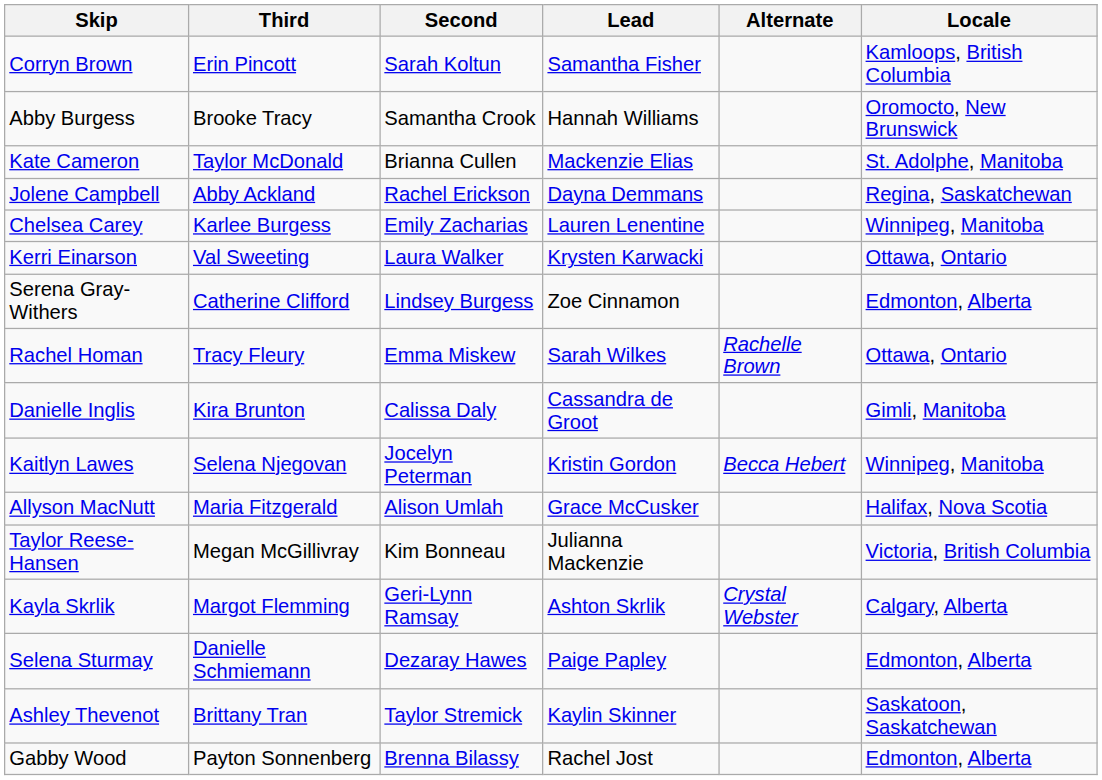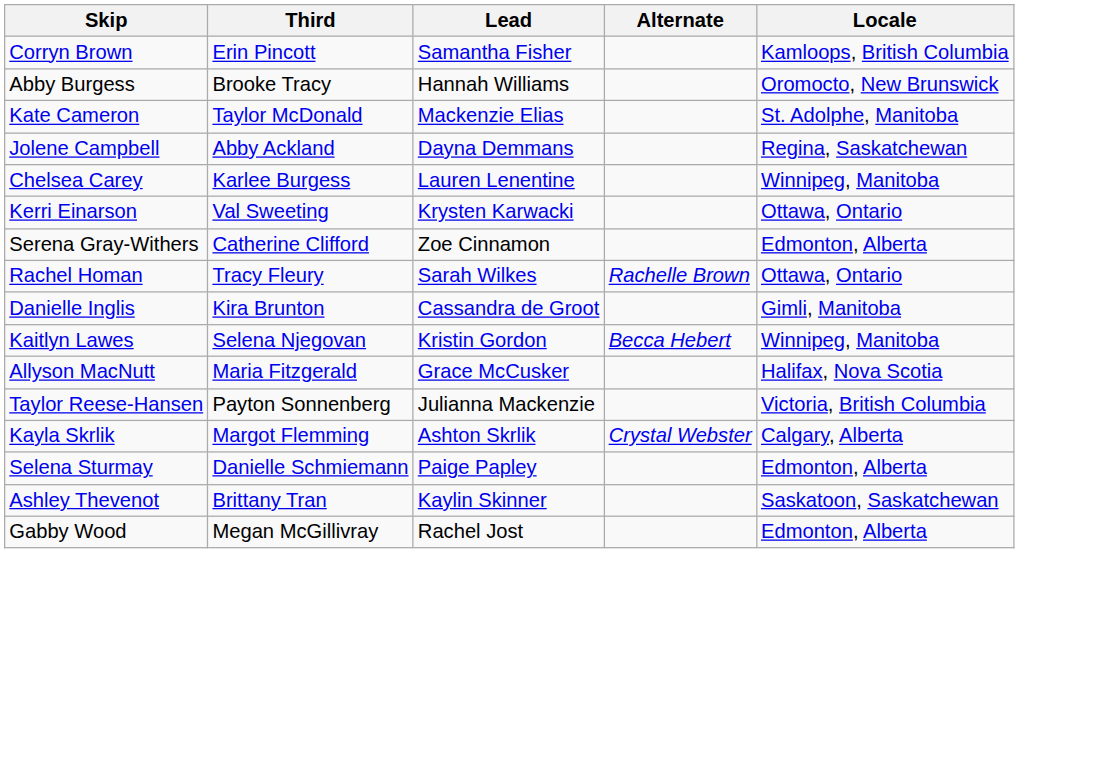- column: (461, 20)
(276, 551) Megan McGillivray -> (302, 404) Payton Sonnenberg
(282, 758) Payton Sonnenberg -> (295, 532) Megan McGillivray
